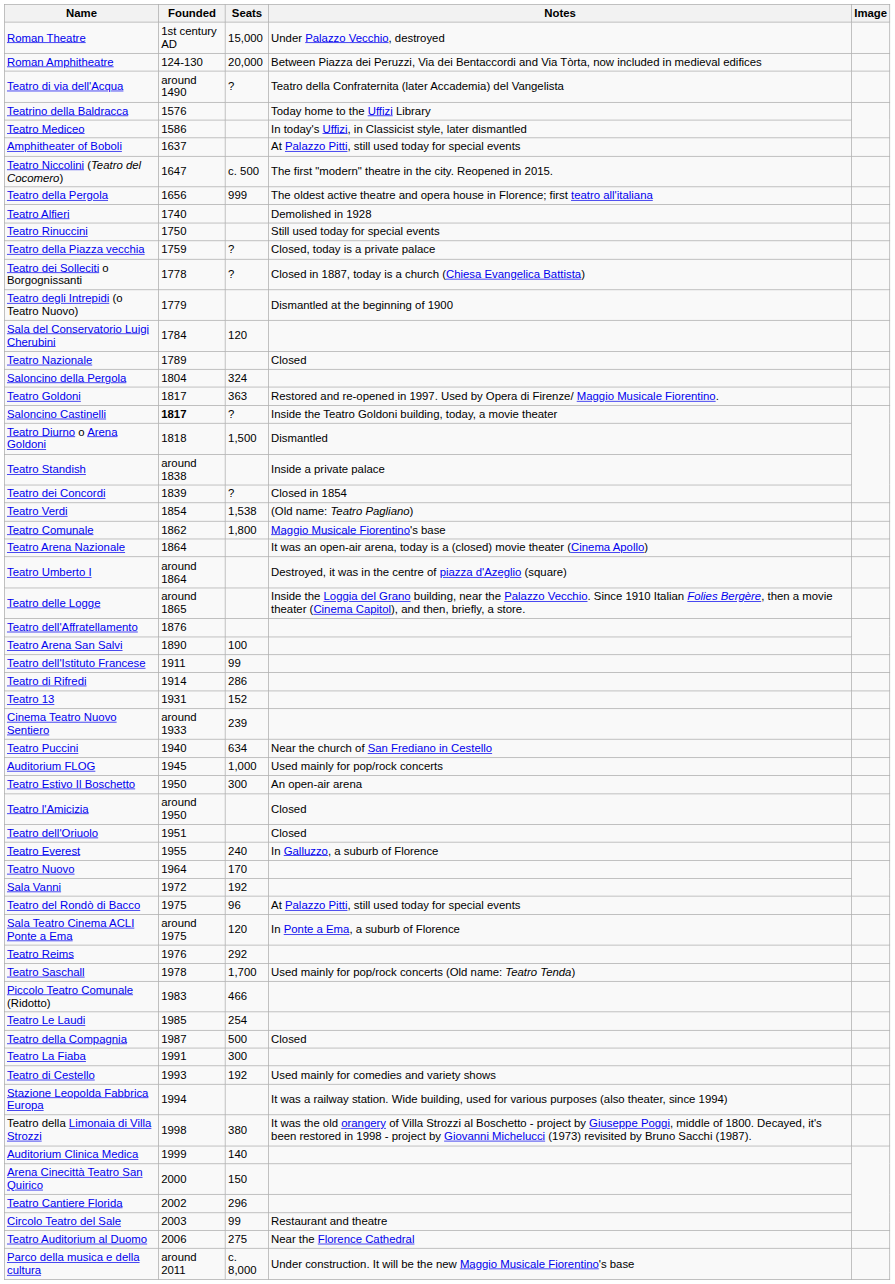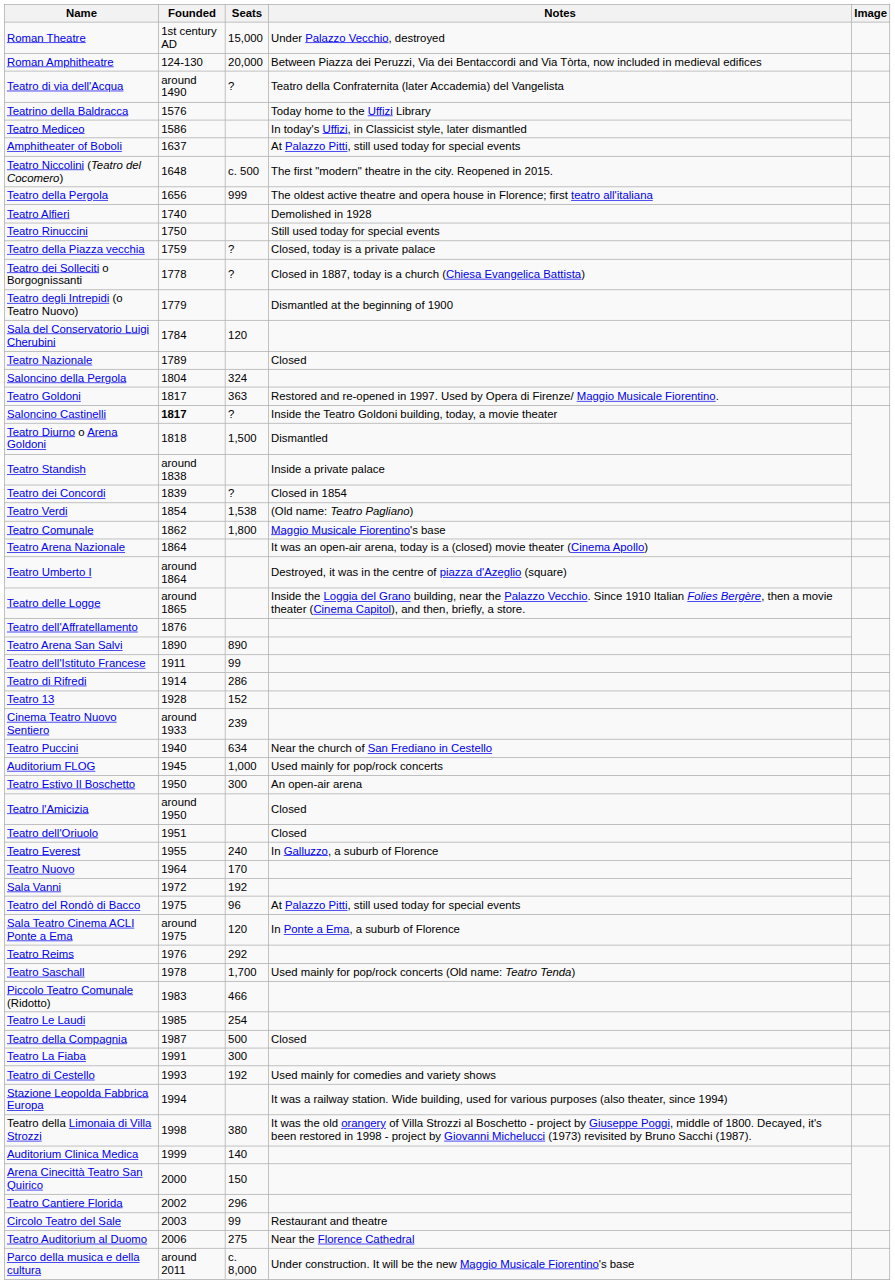(174, 171) 1647 -> (174, 171) 1648
(238, 645) 100 -> (238, 645) 890
(174, 699) 1931 -> (174, 699) 1928
